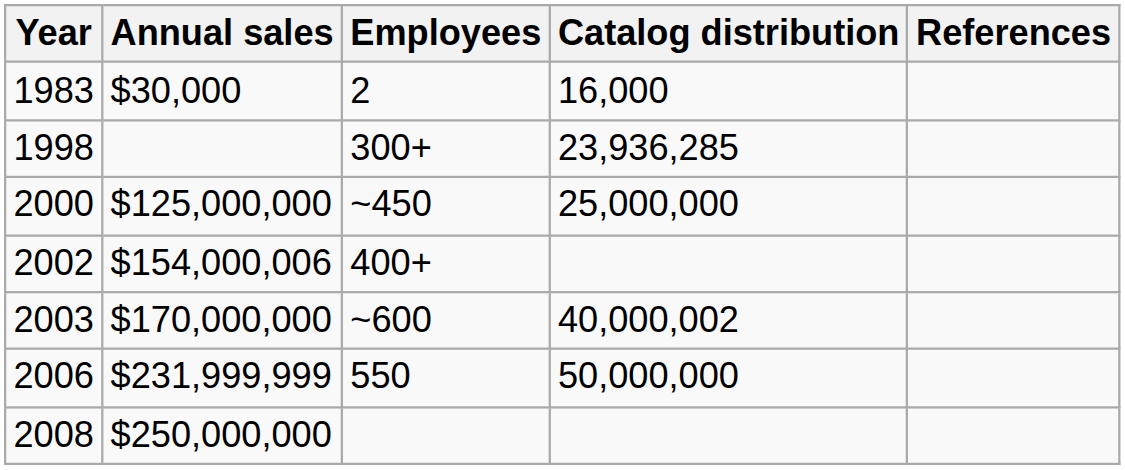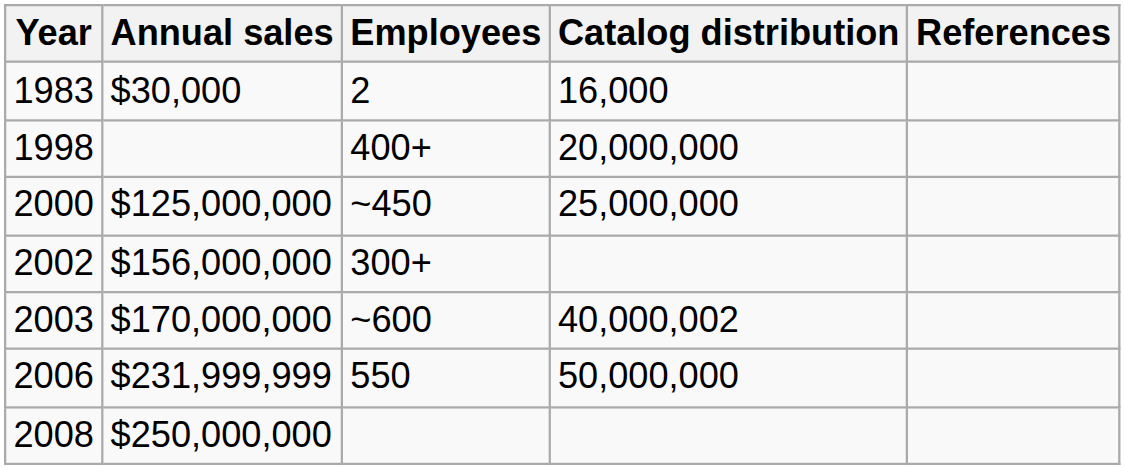(391, 147) 300+ -> (391, 147) 400+
(648, 147) 23,936,285 -> (648, 147) 20,000,000
(221, 262) $154,000,006 -> (221, 262) $156,000,000
(391, 262) 400+ -> (391, 262) 300+
